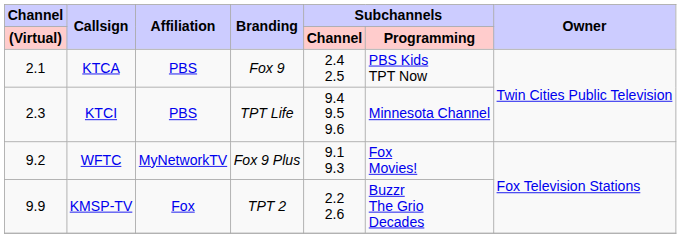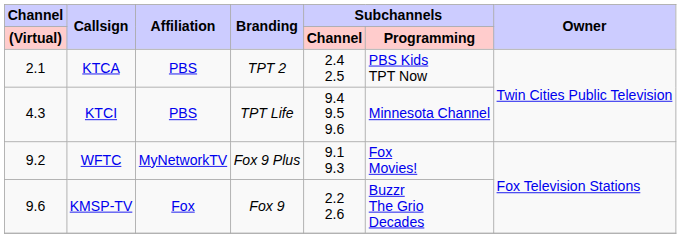(267, 68) Fox 9 -> (267, 68) TPT 2
(35, 114) 2.3 -> (35, 114) 4.3
(35, 206) 9.9 -> (35, 206) 9.6
(267, 206) TPT 2 -> (267, 206) Fox 9
